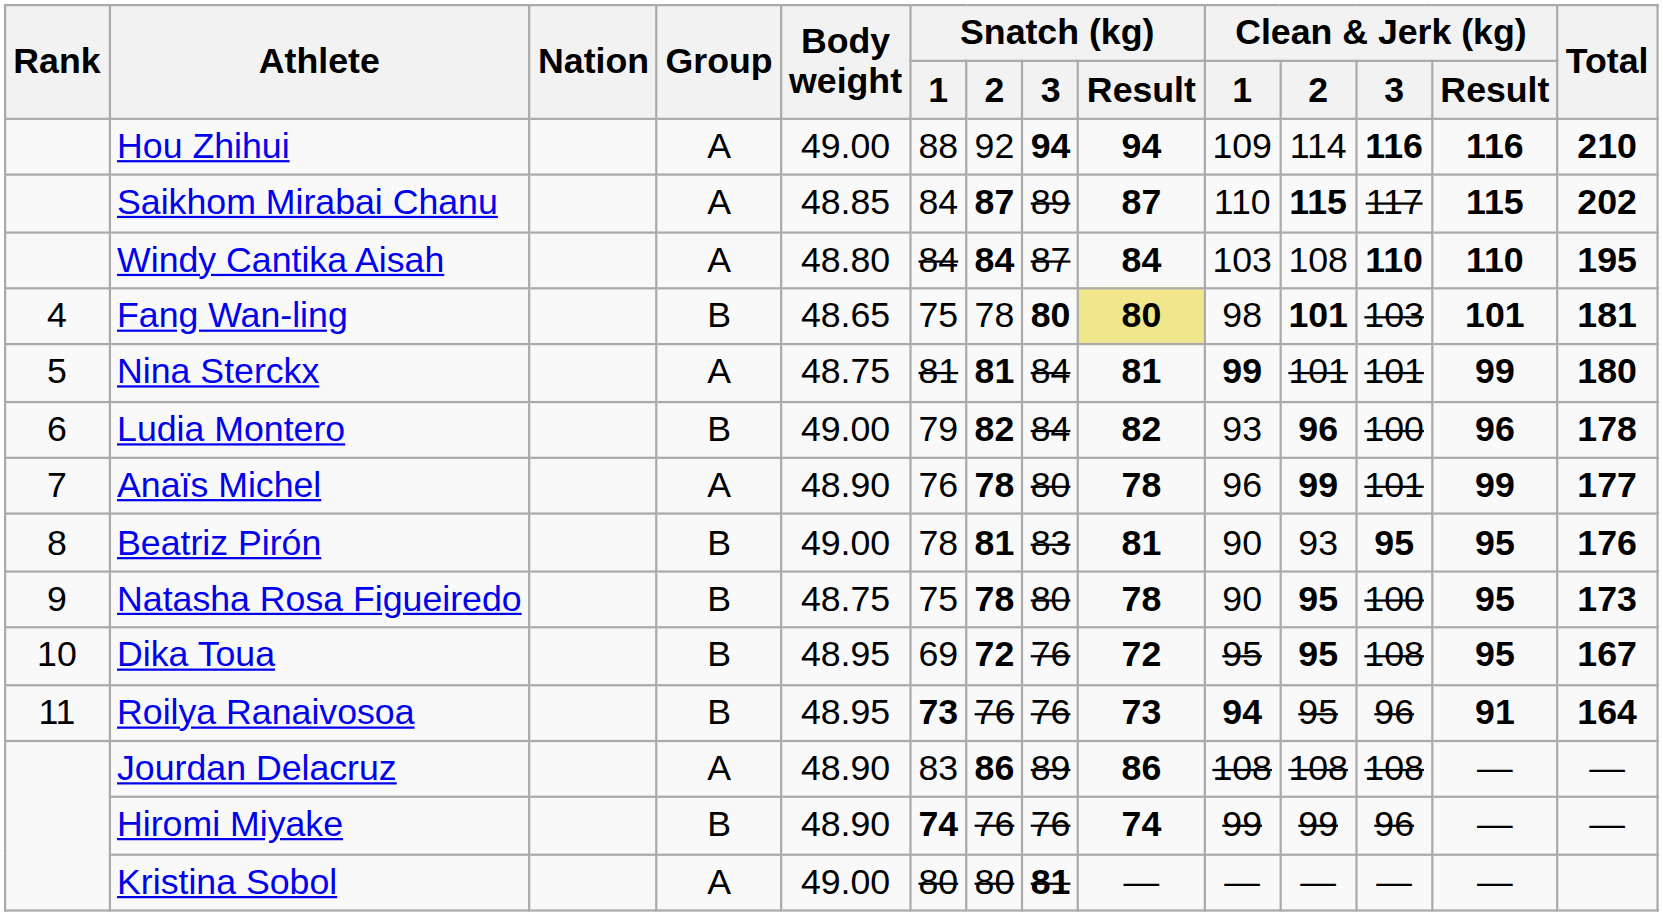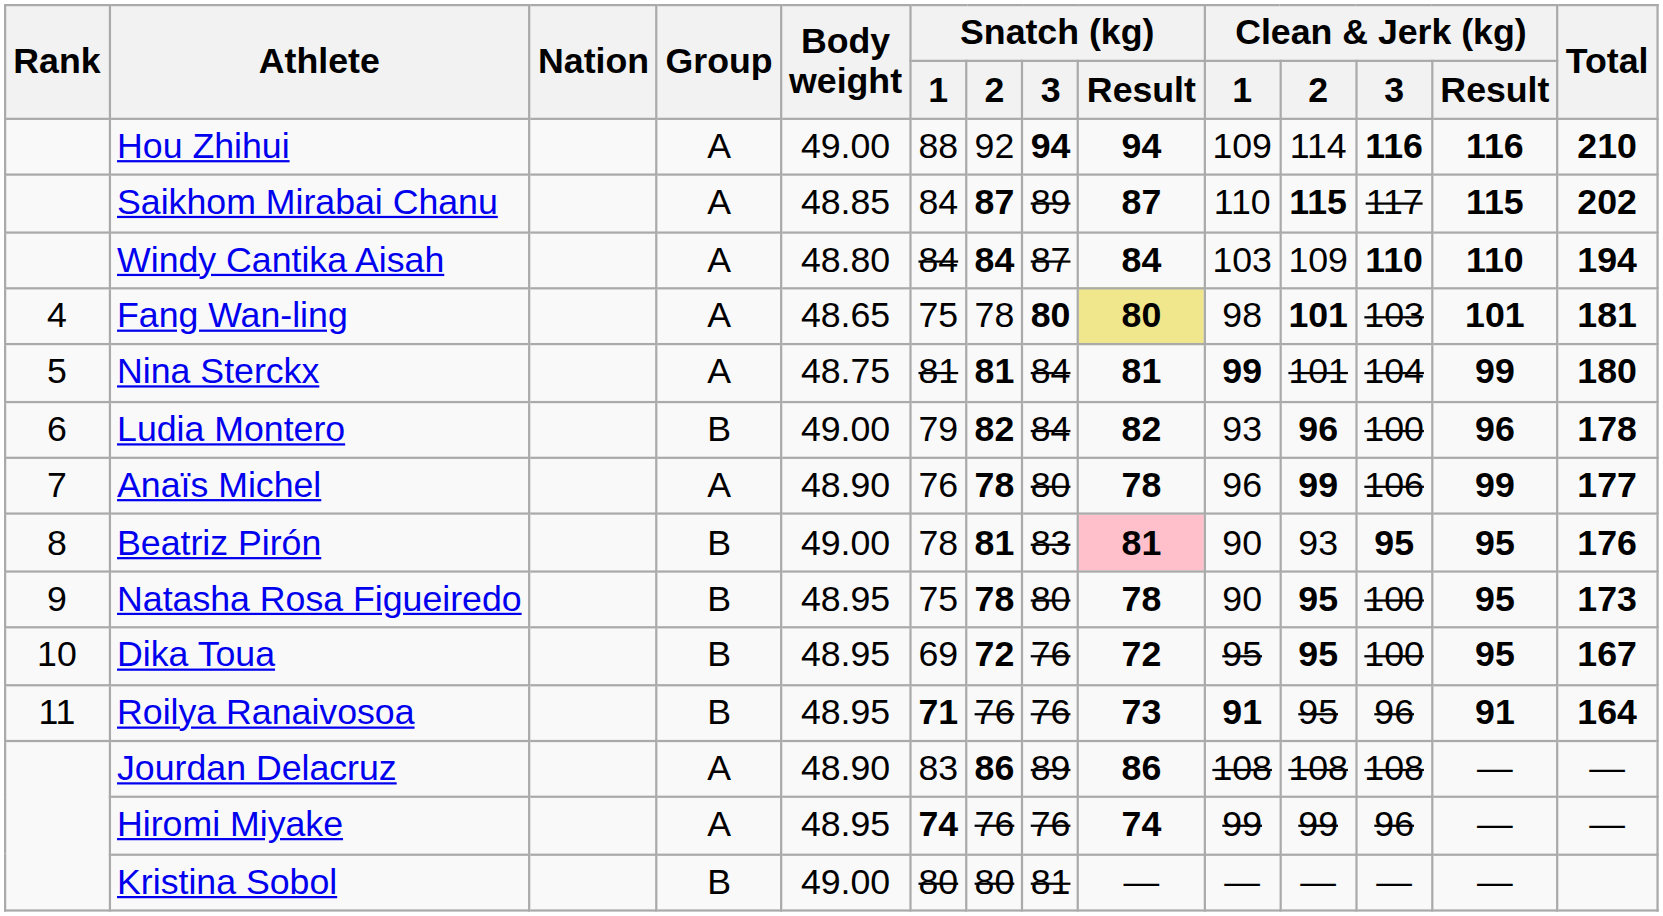(1318, 259) 108 -> (1318, 259) 109
(1607, 259) 195 -> (1607, 259) 194
(719, 315) B -> (719, 315) A
(1394, 372) 101 -> (1394, 372) 104
(1394, 485) 101 -> (1394, 485) 106
(1141, 542) no background -> (1141, 542) pink background
(846, 598) 48.75 -> (846, 598) 48.95
(1394, 655) 108 -> (1394, 655) 100
(938, 711) 73 -> (938, 711) 71
(1242, 711) 94 -> (1242, 711) 91
(719, 825) B -> (719, 825) A
(846, 825) 48.90 -> (846, 825) 48.95
(719, 881) A -> (719, 881) B
(1051, 881) bold -> (1051, 881) normal
